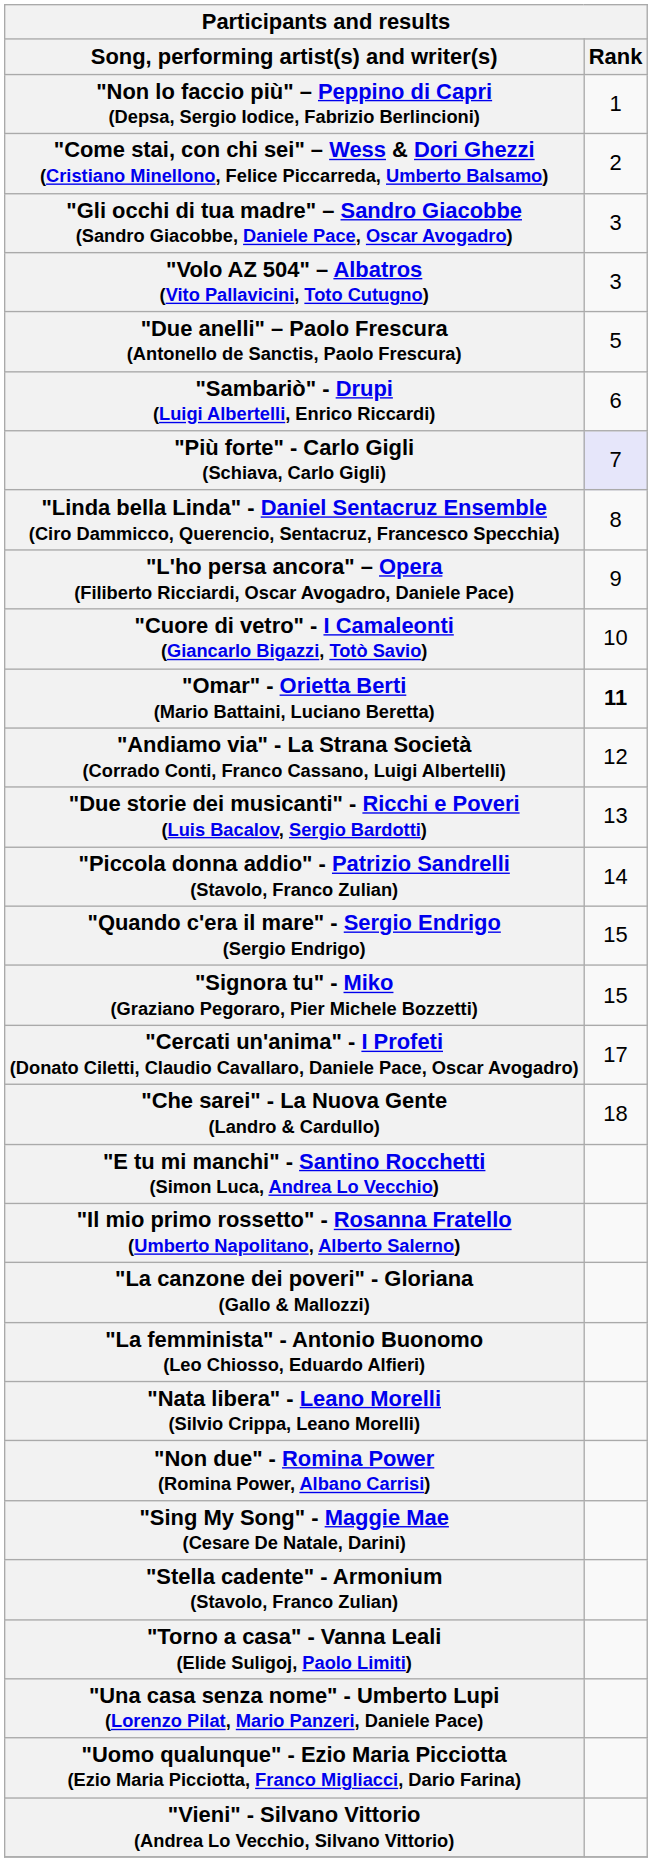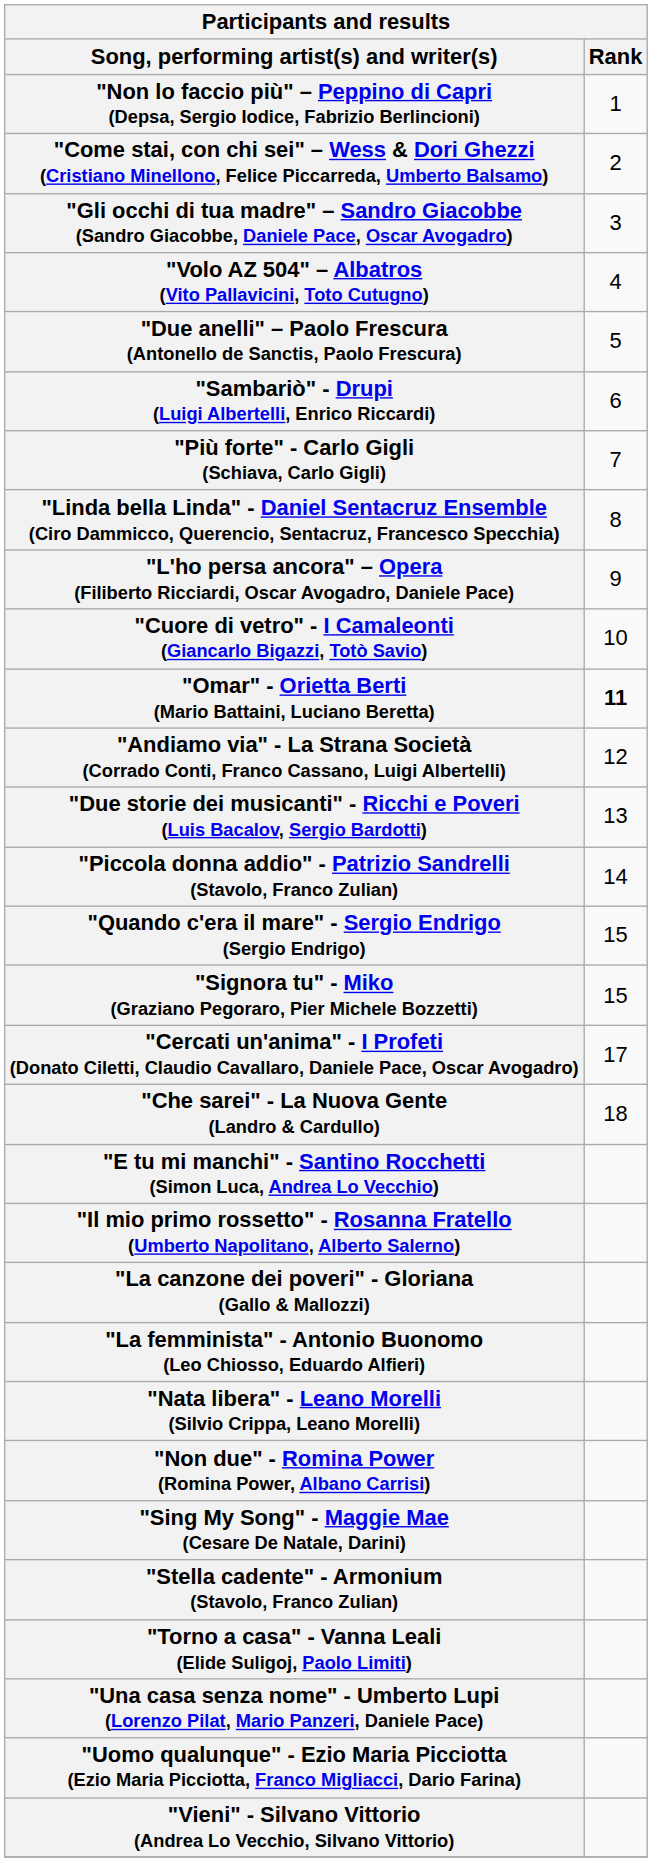(616, 282) 3 -> (616, 282) 4
(616, 460) lavender background -> (616, 460) no background
